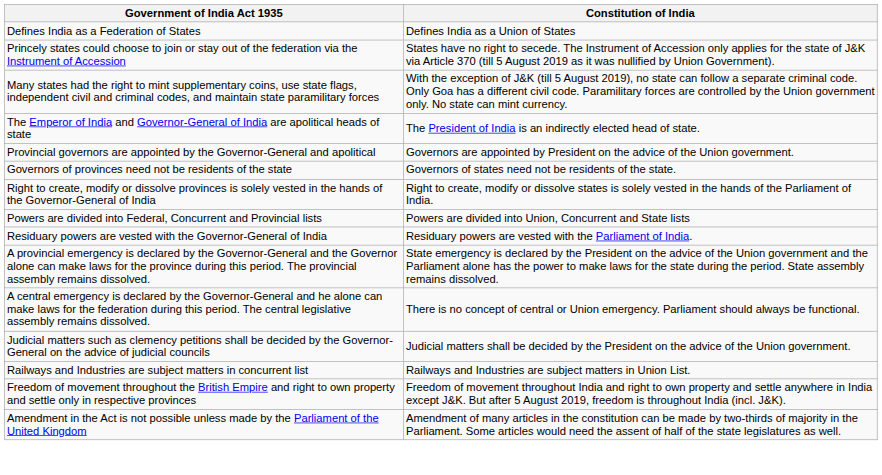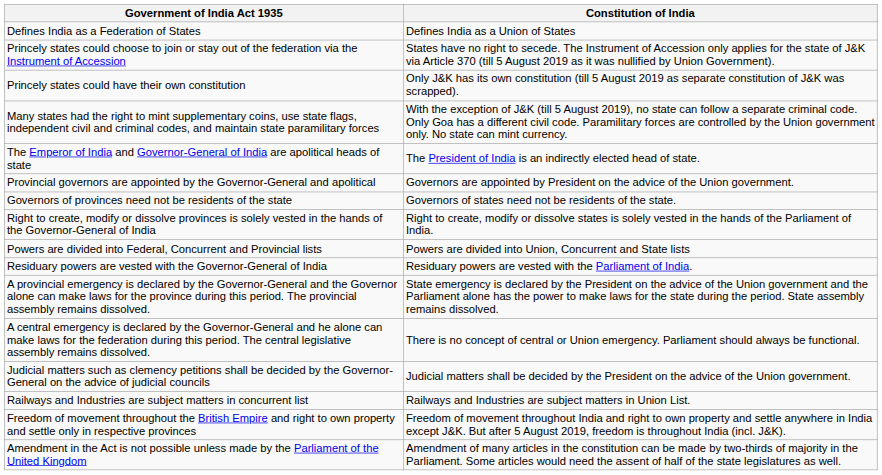+ row: (126, 85)
